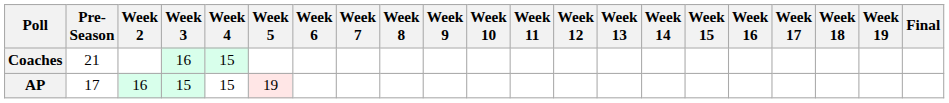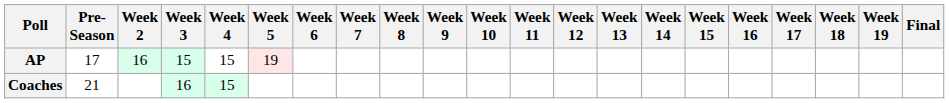rows swapped: (35, 85) <-> (35, 60)
